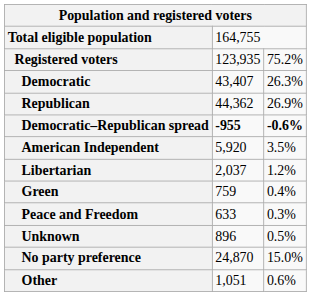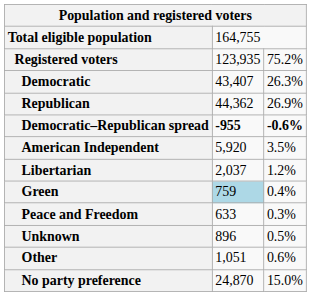(226, 192) no background -> (226, 192) lightblue background
rows swapped: (32, 280) <-> (74, 258)
